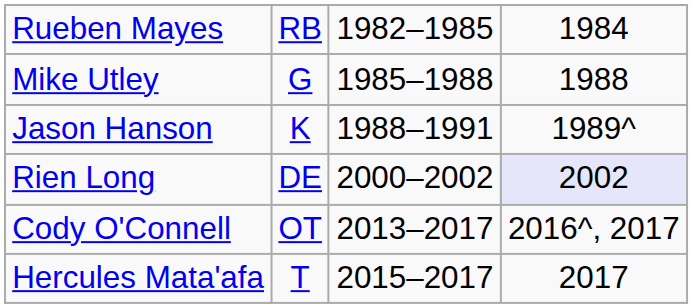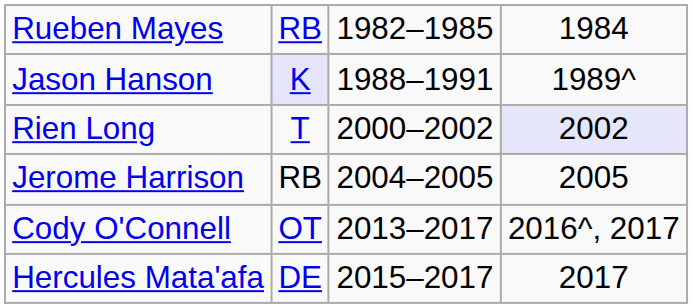- row: (85, 79)
(300, 128) no background -> (300, 79) lavender background
(300, 178) DE -> (300, 128) T
+ row: (128, 178)
(300, 278) T -> (300, 278) DE
